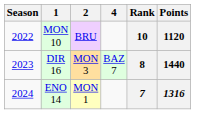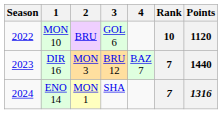+ column: (114, 13)
(142, 65) 8 -> (169, 65) 7
